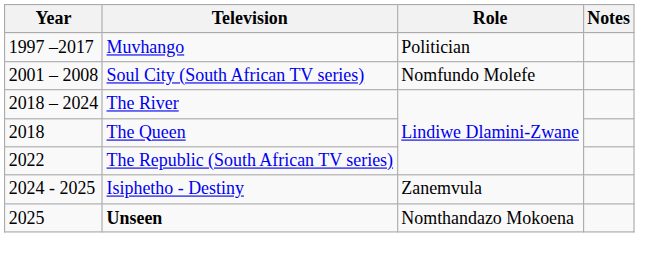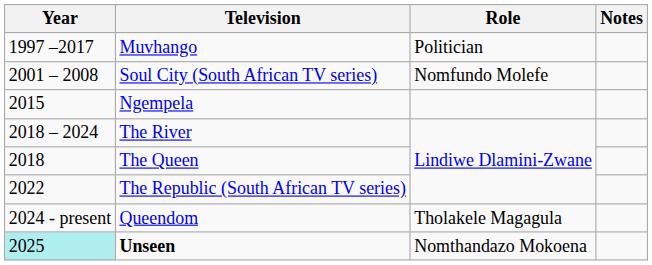+ row: (156, 103)
+ row: (159, 217)
- row: (175, 189)
(27, 217) no background -> (27, 246) paleturquoise background
